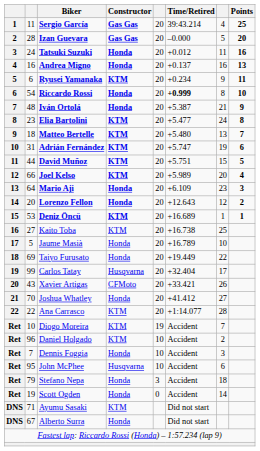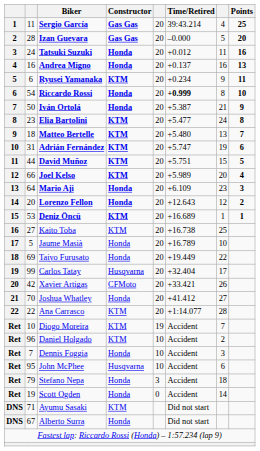(31, 106) 48 -> (31, 106) 50
(31, 284) 43 -> (31, 284) 42
